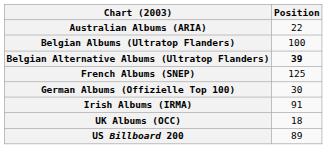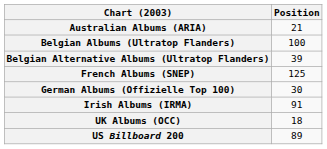(297, 28) 22 -> (297, 28) 21
(297, 58) bold -> (297, 58) normal
